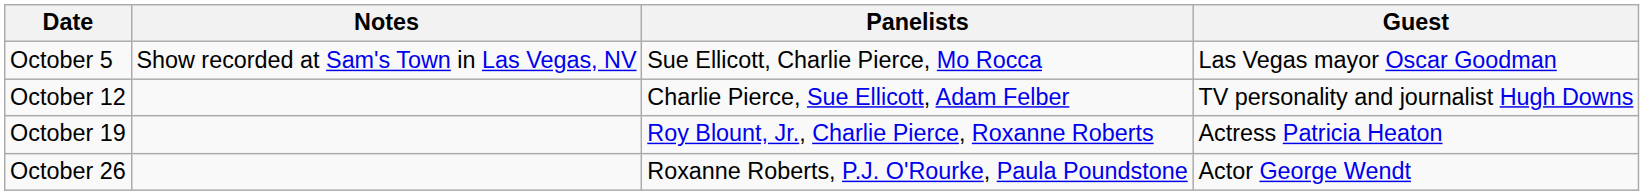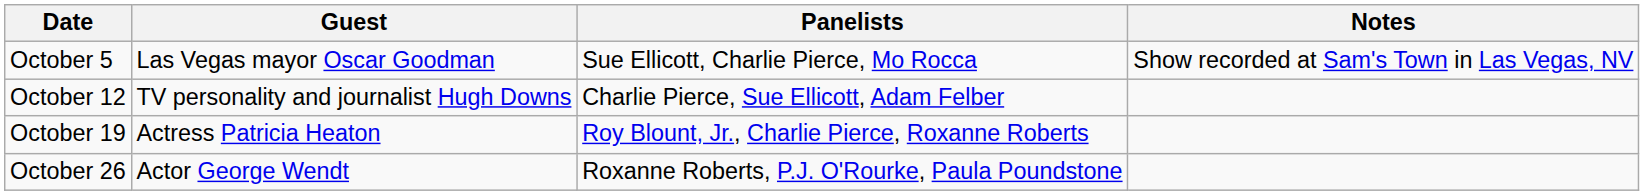columns swapped: (1416, 23) <-> (386, 23)
